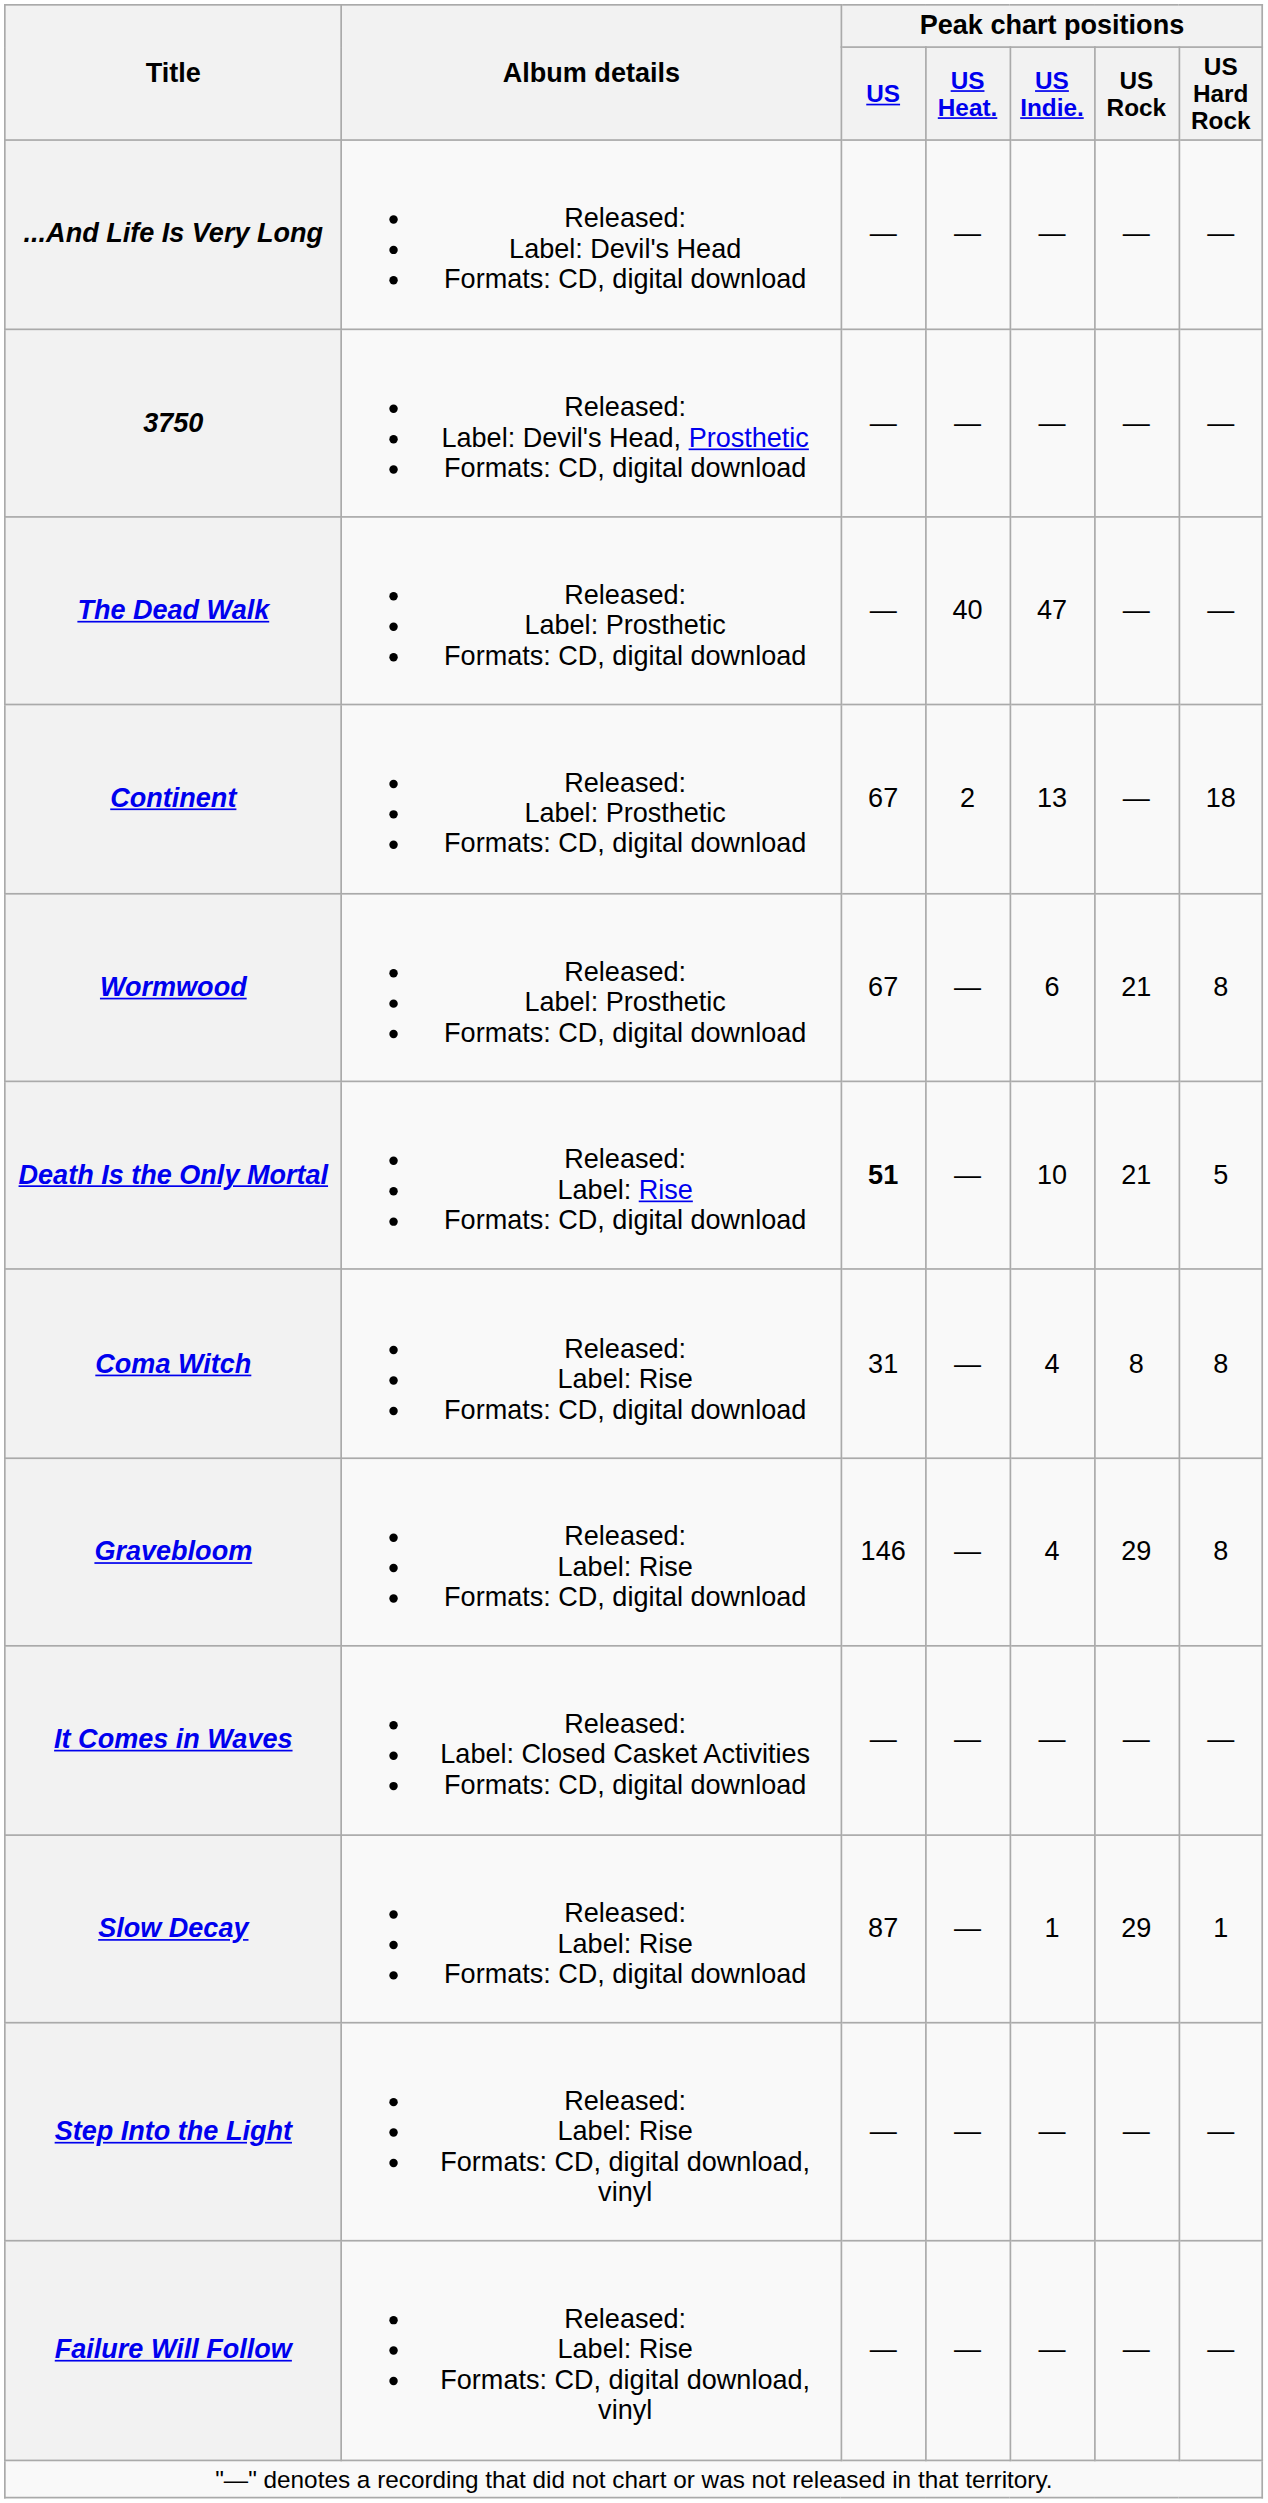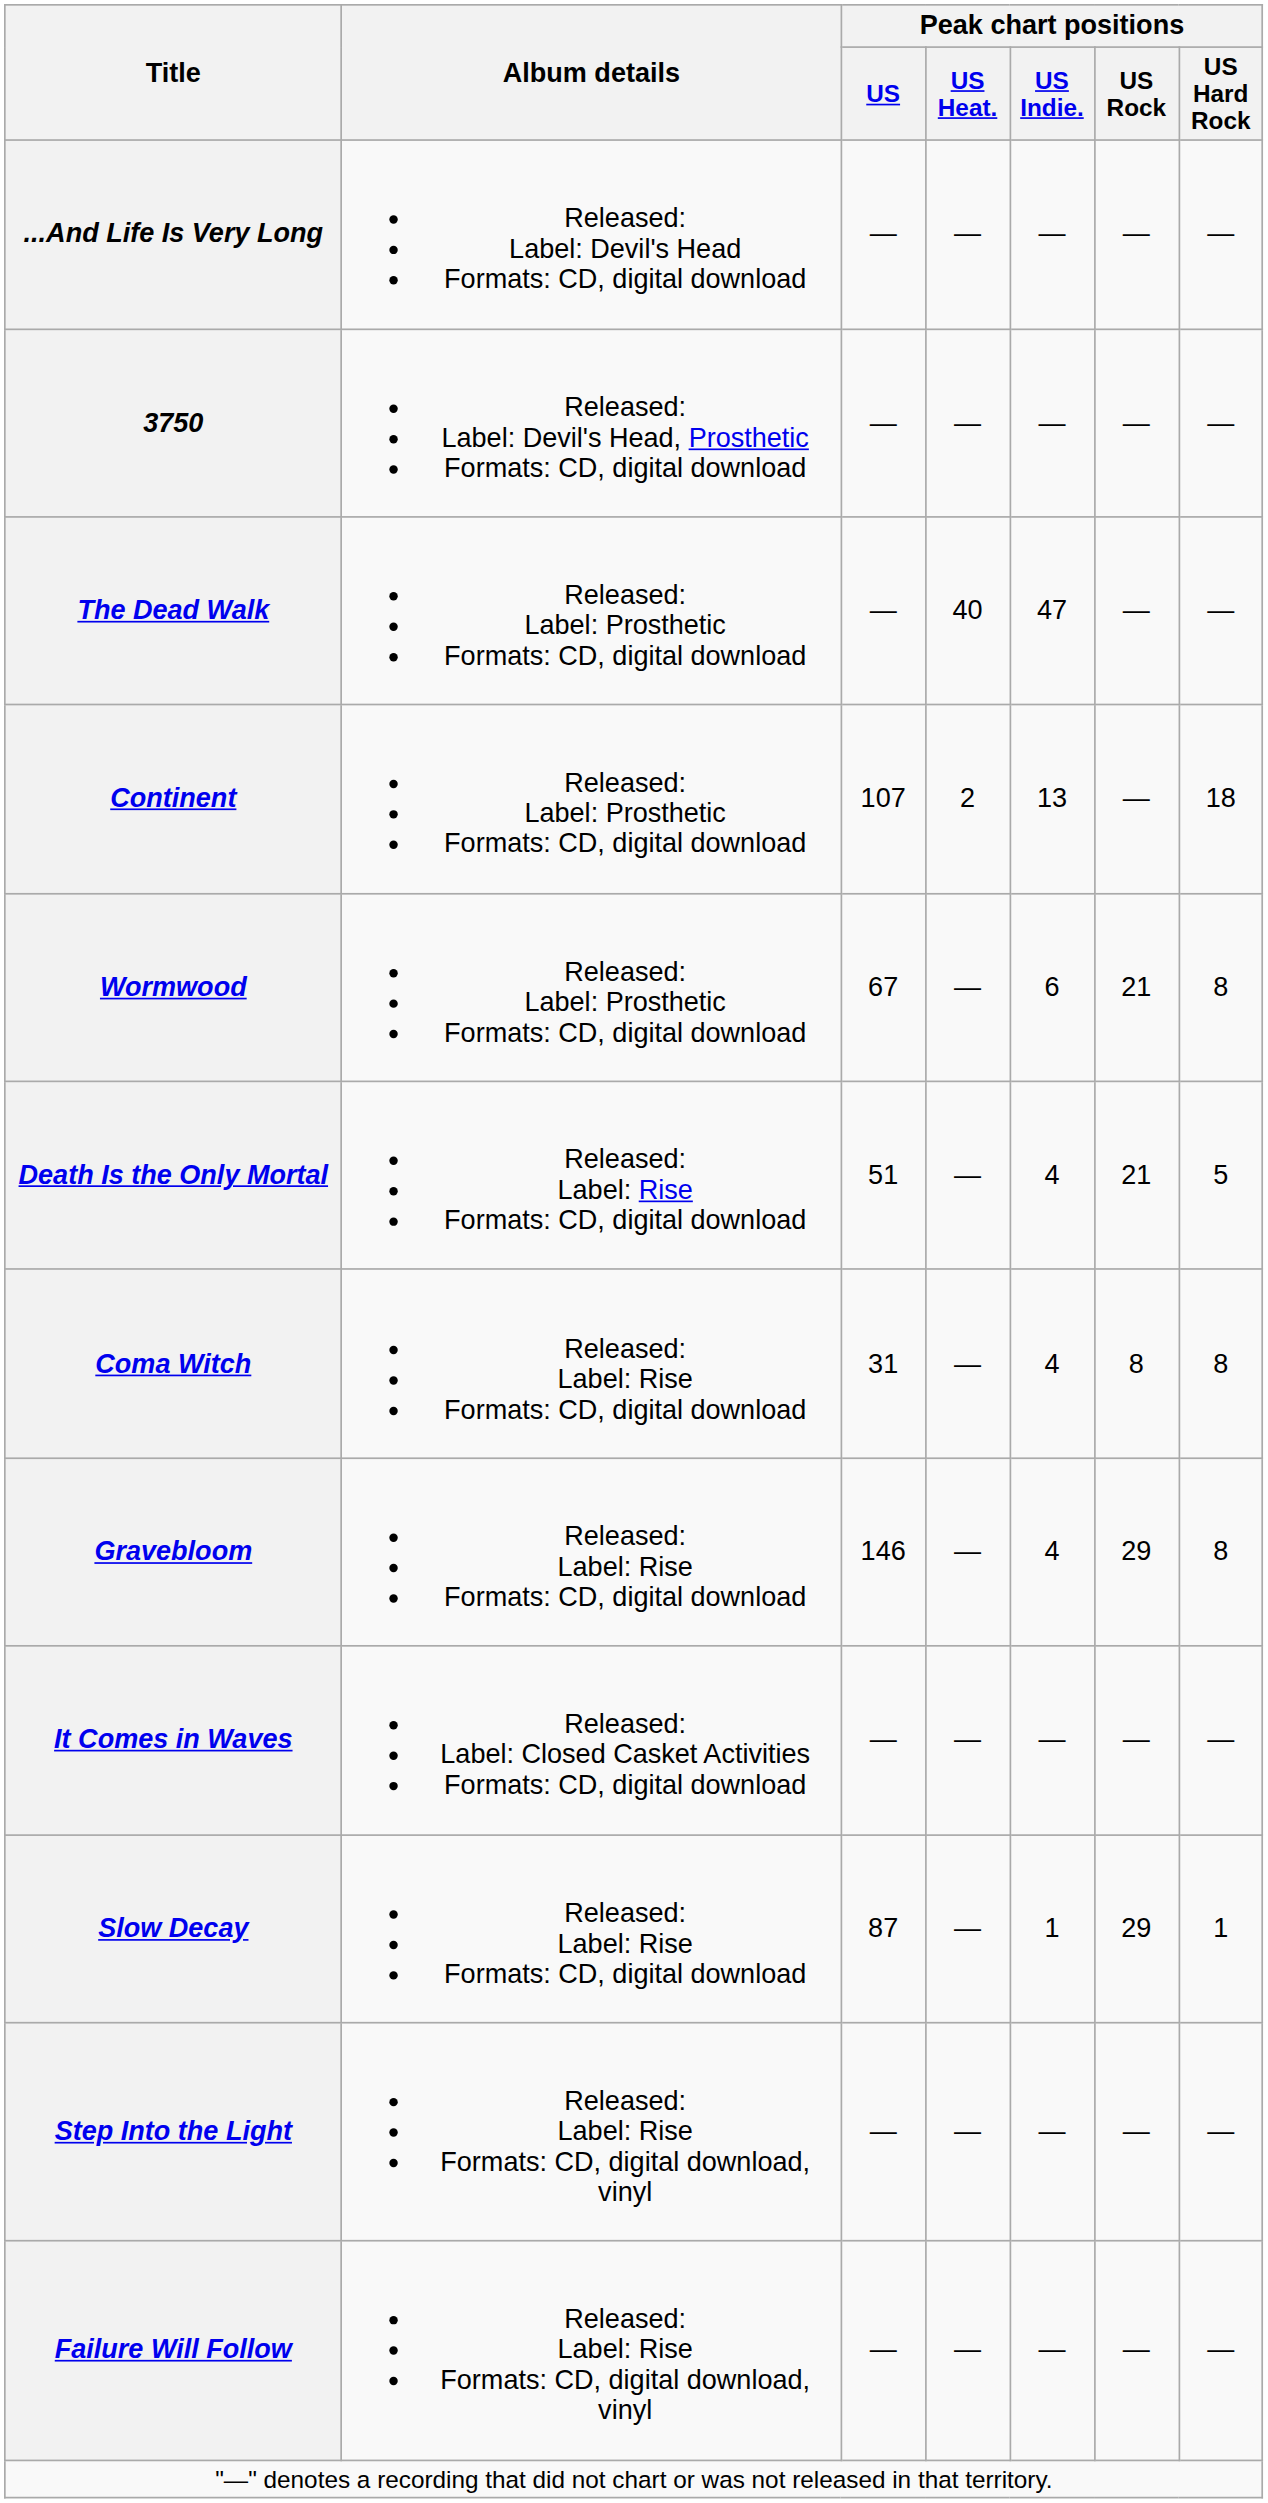(883, 798) 67 -> (883, 798) 107
(883, 1175) bold -> (883, 1175) normal
(1052, 1175) 10 -> (1052, 1175) 4
